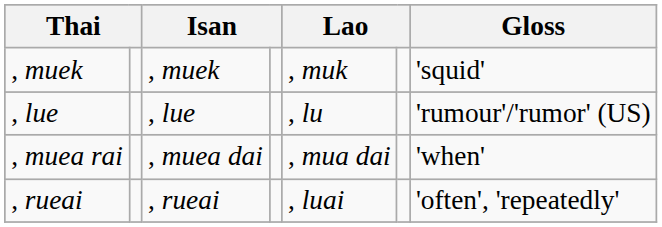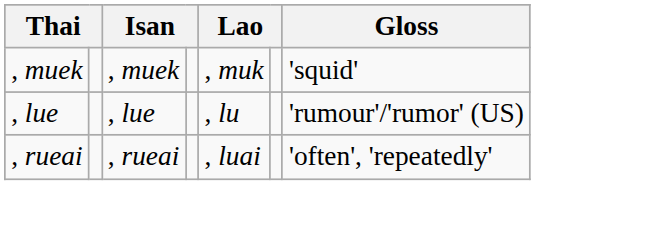- row: (67, 156)
